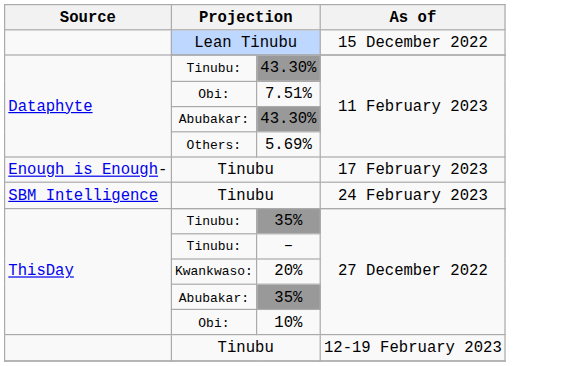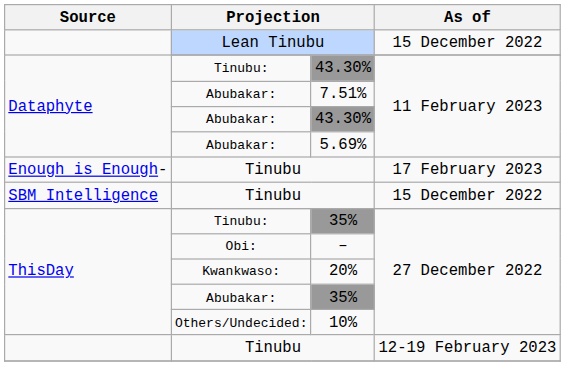(214, 94) Obi: -> (241, 94) Abubakar:
(214, 145) Others: -> (241, 145) Abubakar:
(413, 195) 24 February 2023 -> (467, 195) 15 December 2022
(214, 247) Tinubu: -> (241, 247) Obi:
(214, 323) Obi: -> (241, 323) Others/Undecided:
